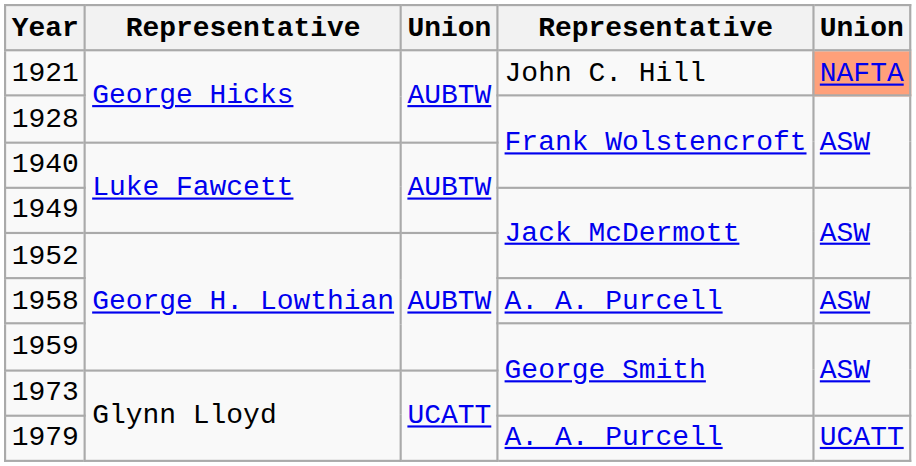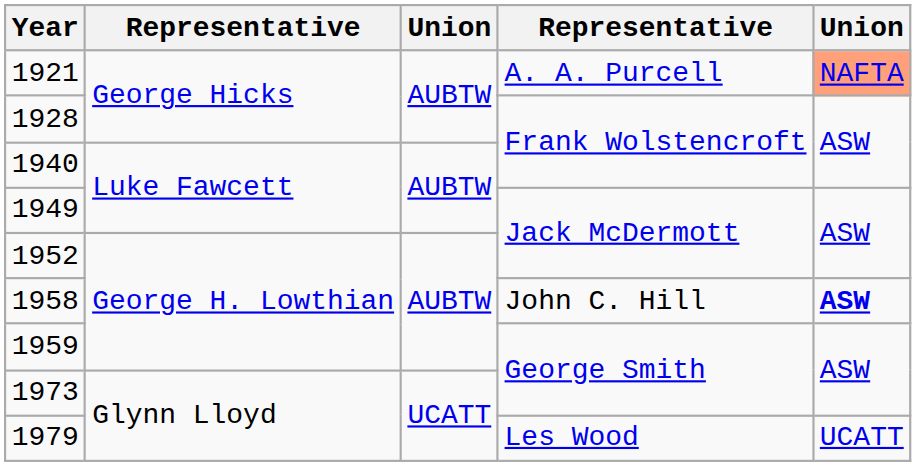(605, 73) John C. Hill -> (614, 73) A. A. Purcell
(614, 301) A. A. Purcell -> (605, 301) John C. Hill
(845, 301) normal -> (845, 301) bold
(614, 438) A. A. Purcell -> (572, 438) Les Wood
